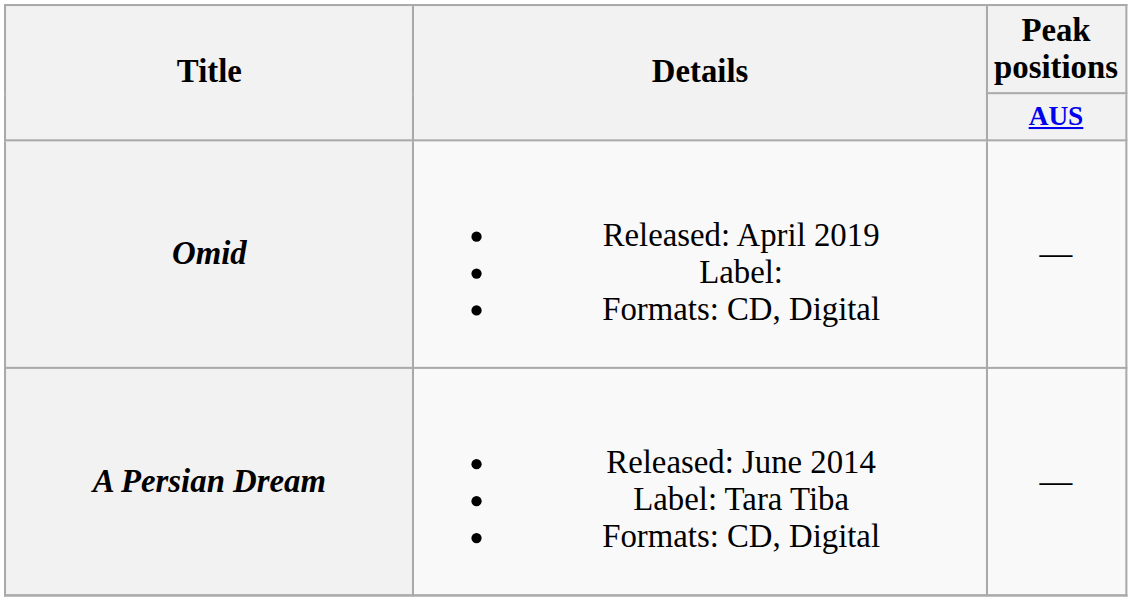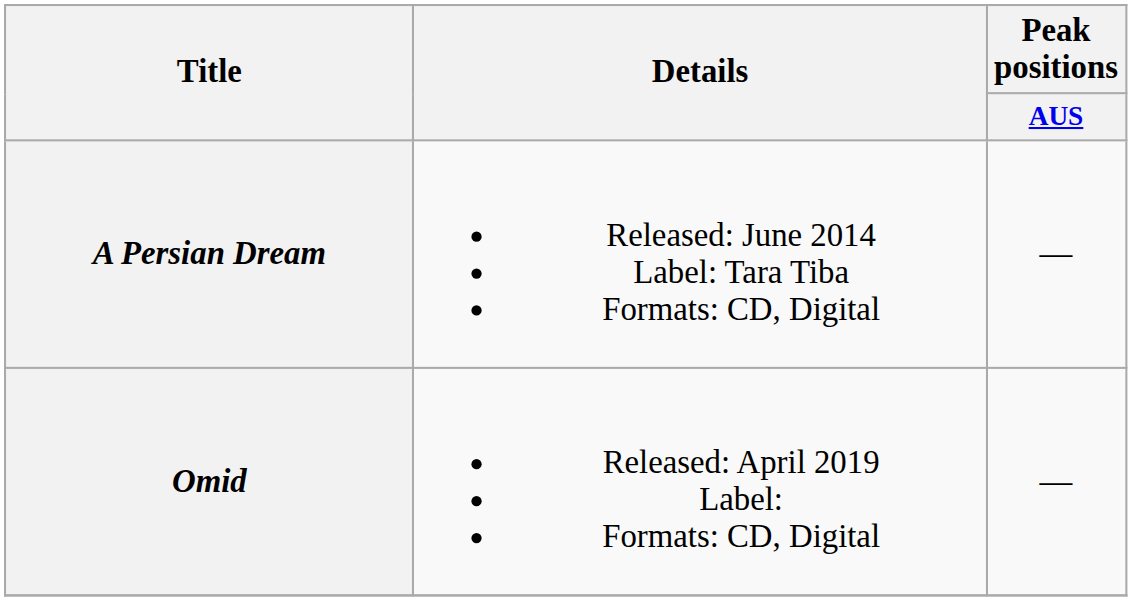rows swapped: (209, 481) <-> (209, 253)
